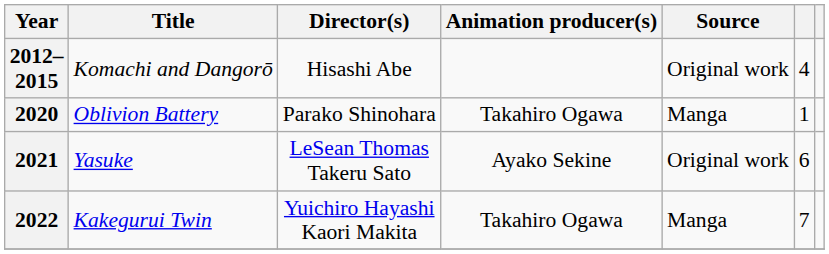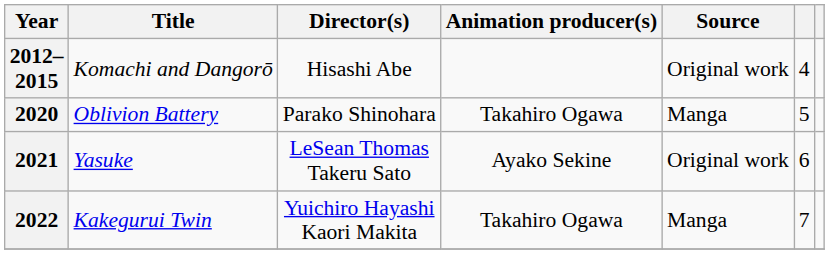(804, 114) 1 -> (804, 114) 5
